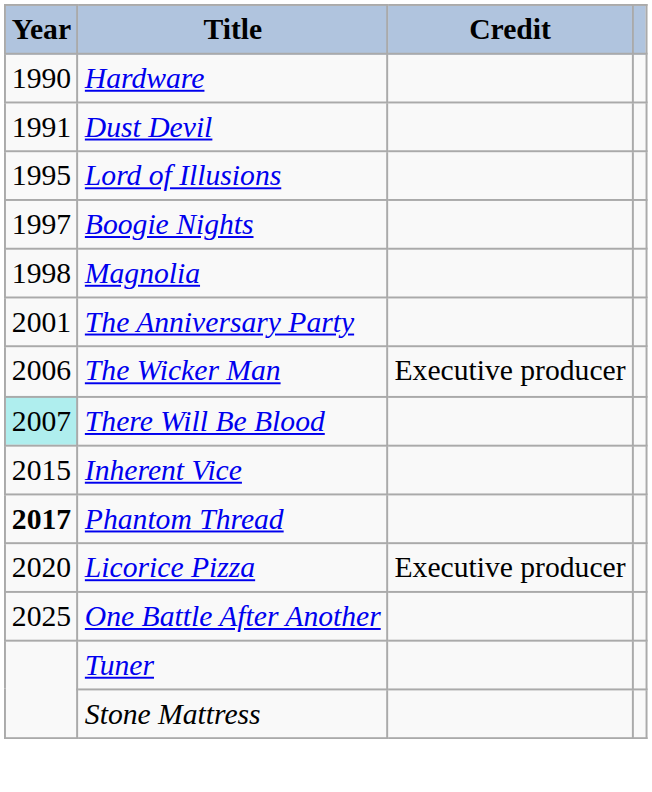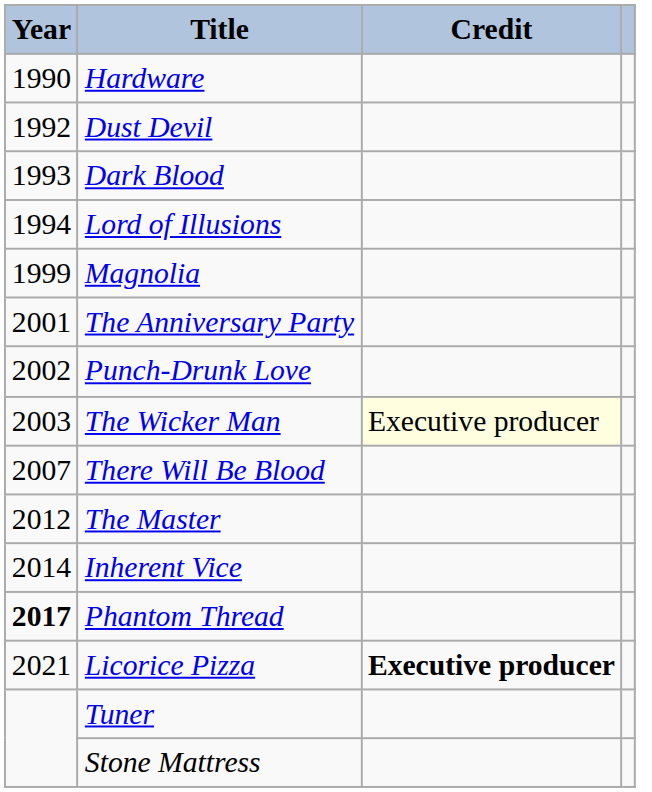(41, 126) 1991 -> (41, 126) 1992
+ row: (154, 175)
(41, 175) 1995 -> (41, 224) 1994
- row: (169, 224)
(41, 273) 1998 -> (41, 273) 1999
+ row: (198, 371)
(41, 371) 2006 -> (41, 420) 2003
(510, 371) no background -> (483, 420) lightyellow background
(41, 420) paleturquoise background -> (41, 468) no background
+ row: (153, 517)
(41, 468) 2015 -> (41, 566) 2014
(41, 566) 2020 -> (41, 664) 2021
(510, 566) normal -> (491, 664) bold
- row: (233, 615)
